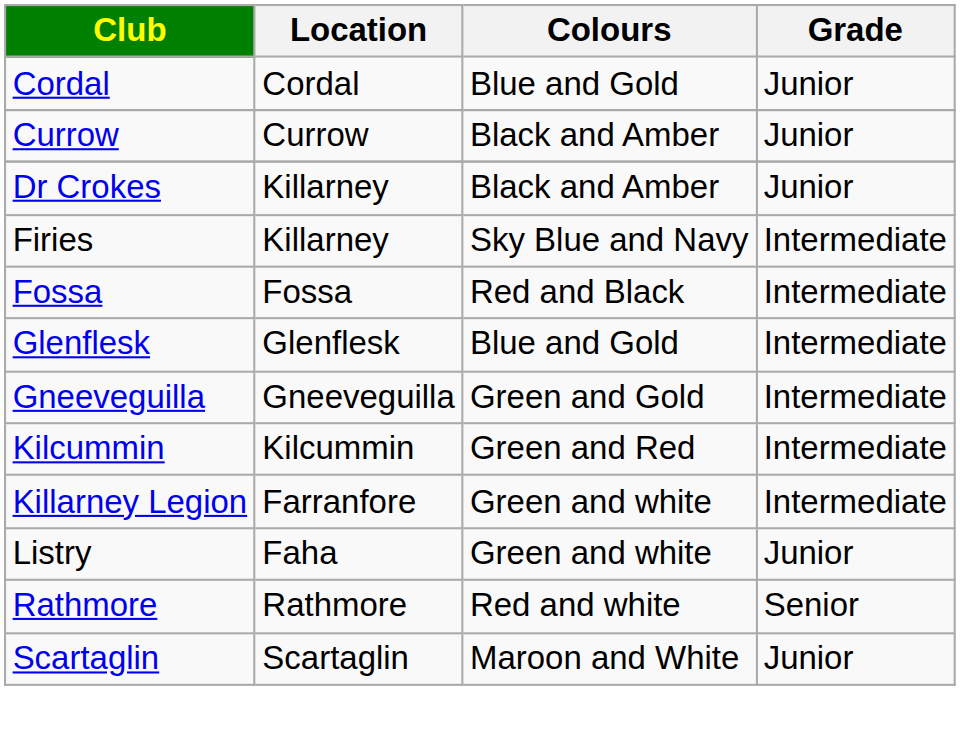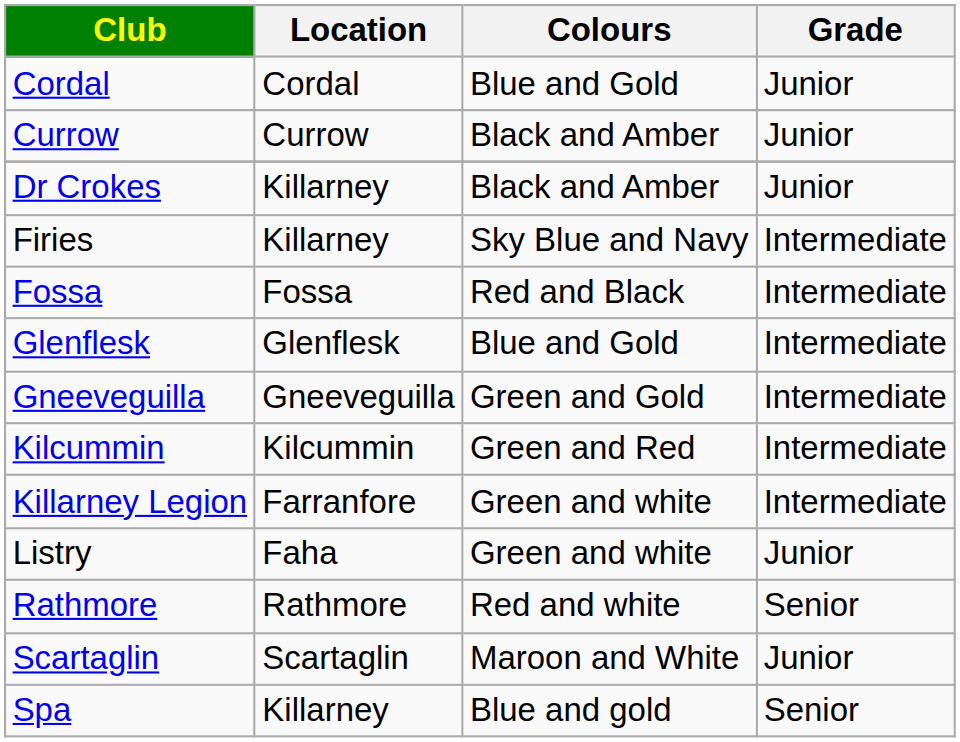+ row: (42, 710)
